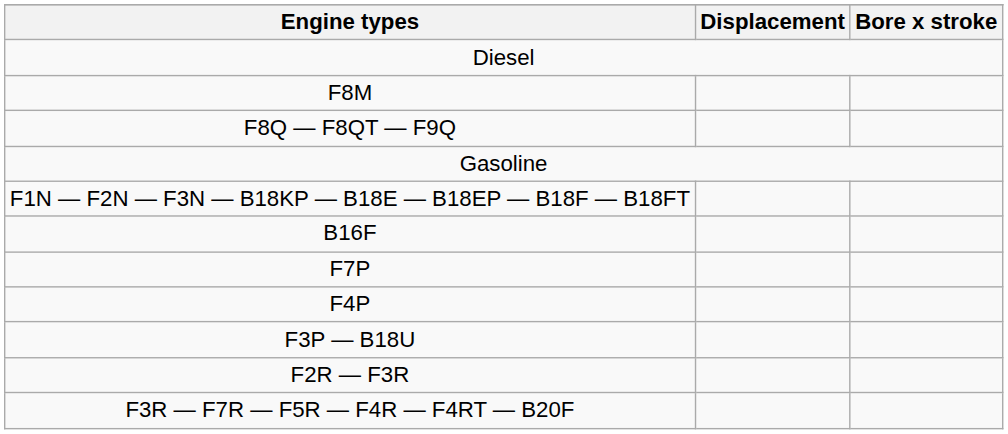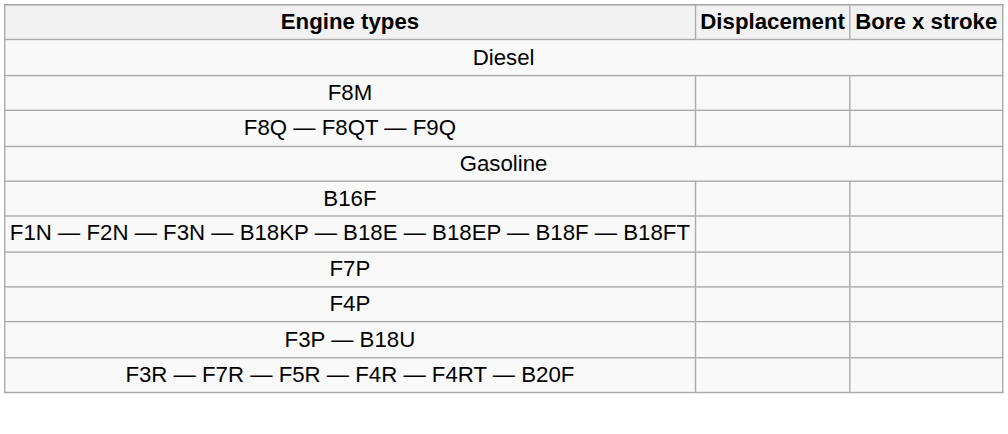rows swapped: (350, 233) <-> (350, 198)
- row: (350, 374)
